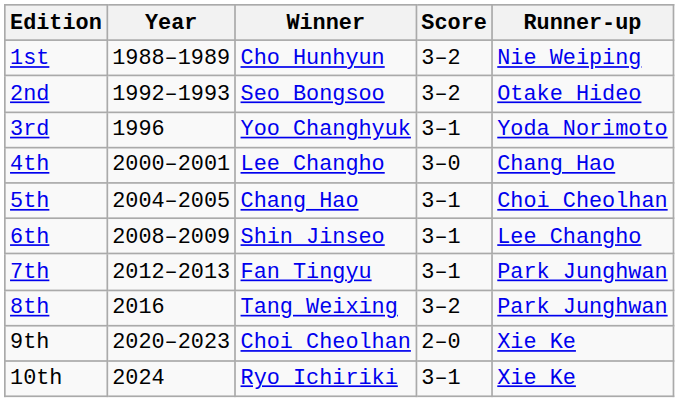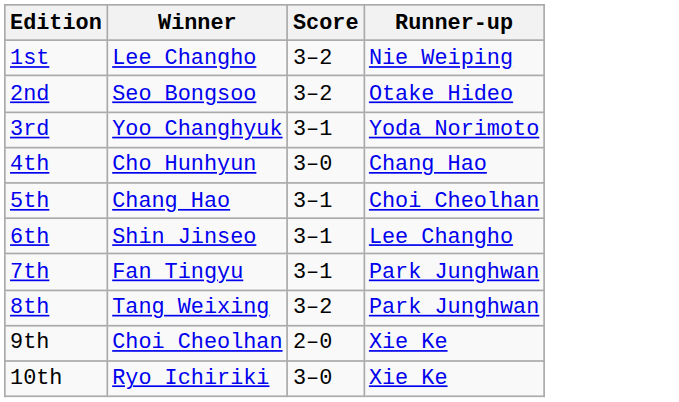- column: (171, 23)
(313, 58) Cho Hunhyun -> (184, 58) Lee Changho
(313, 165) Lee Changho -> (184, 165) Cho Hunhyun
(441, 379) 3–1 -> (313, 379) 3–0
